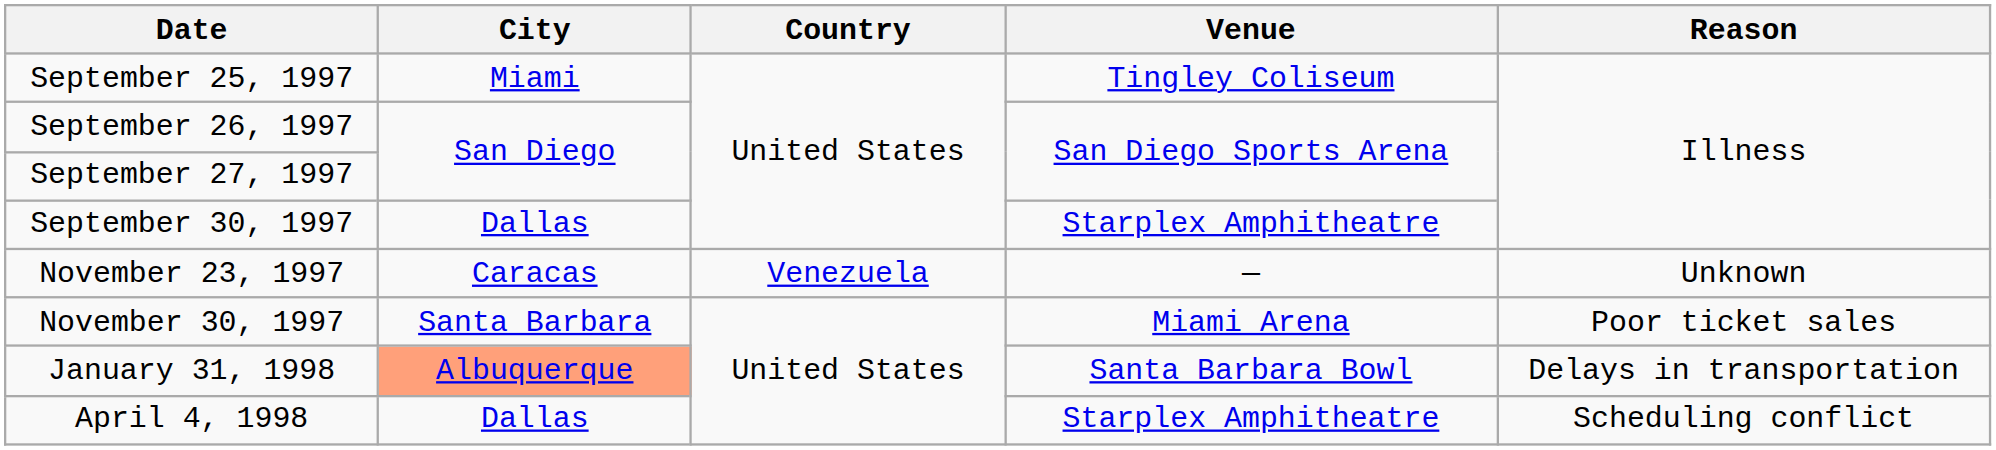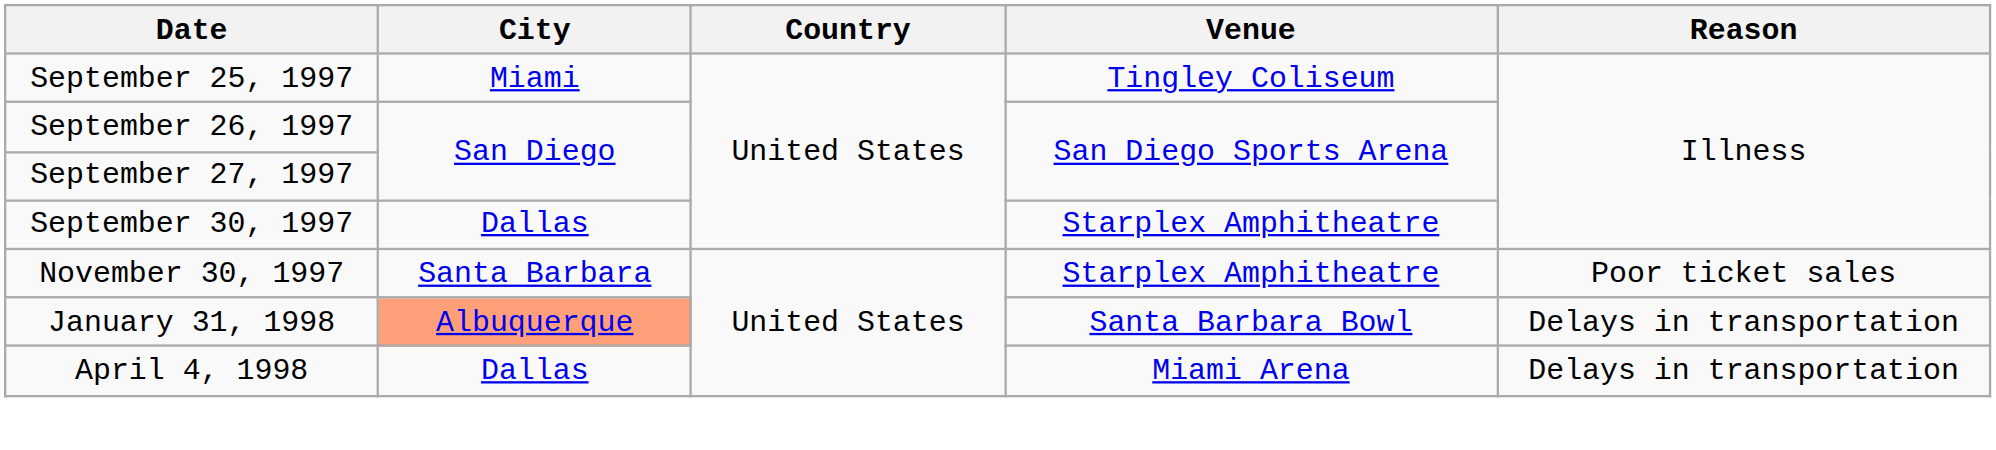- row: (192, 273)
(1251, 322) Miami Arena -> (1251, 273) Starplex Amphitheatre
(1251, 419) Starplex Amphitheatre -> (1251, 371) Miami Arena
(1744, 419) Scheduling conflict -> (1744, 371) Delays in transportation
